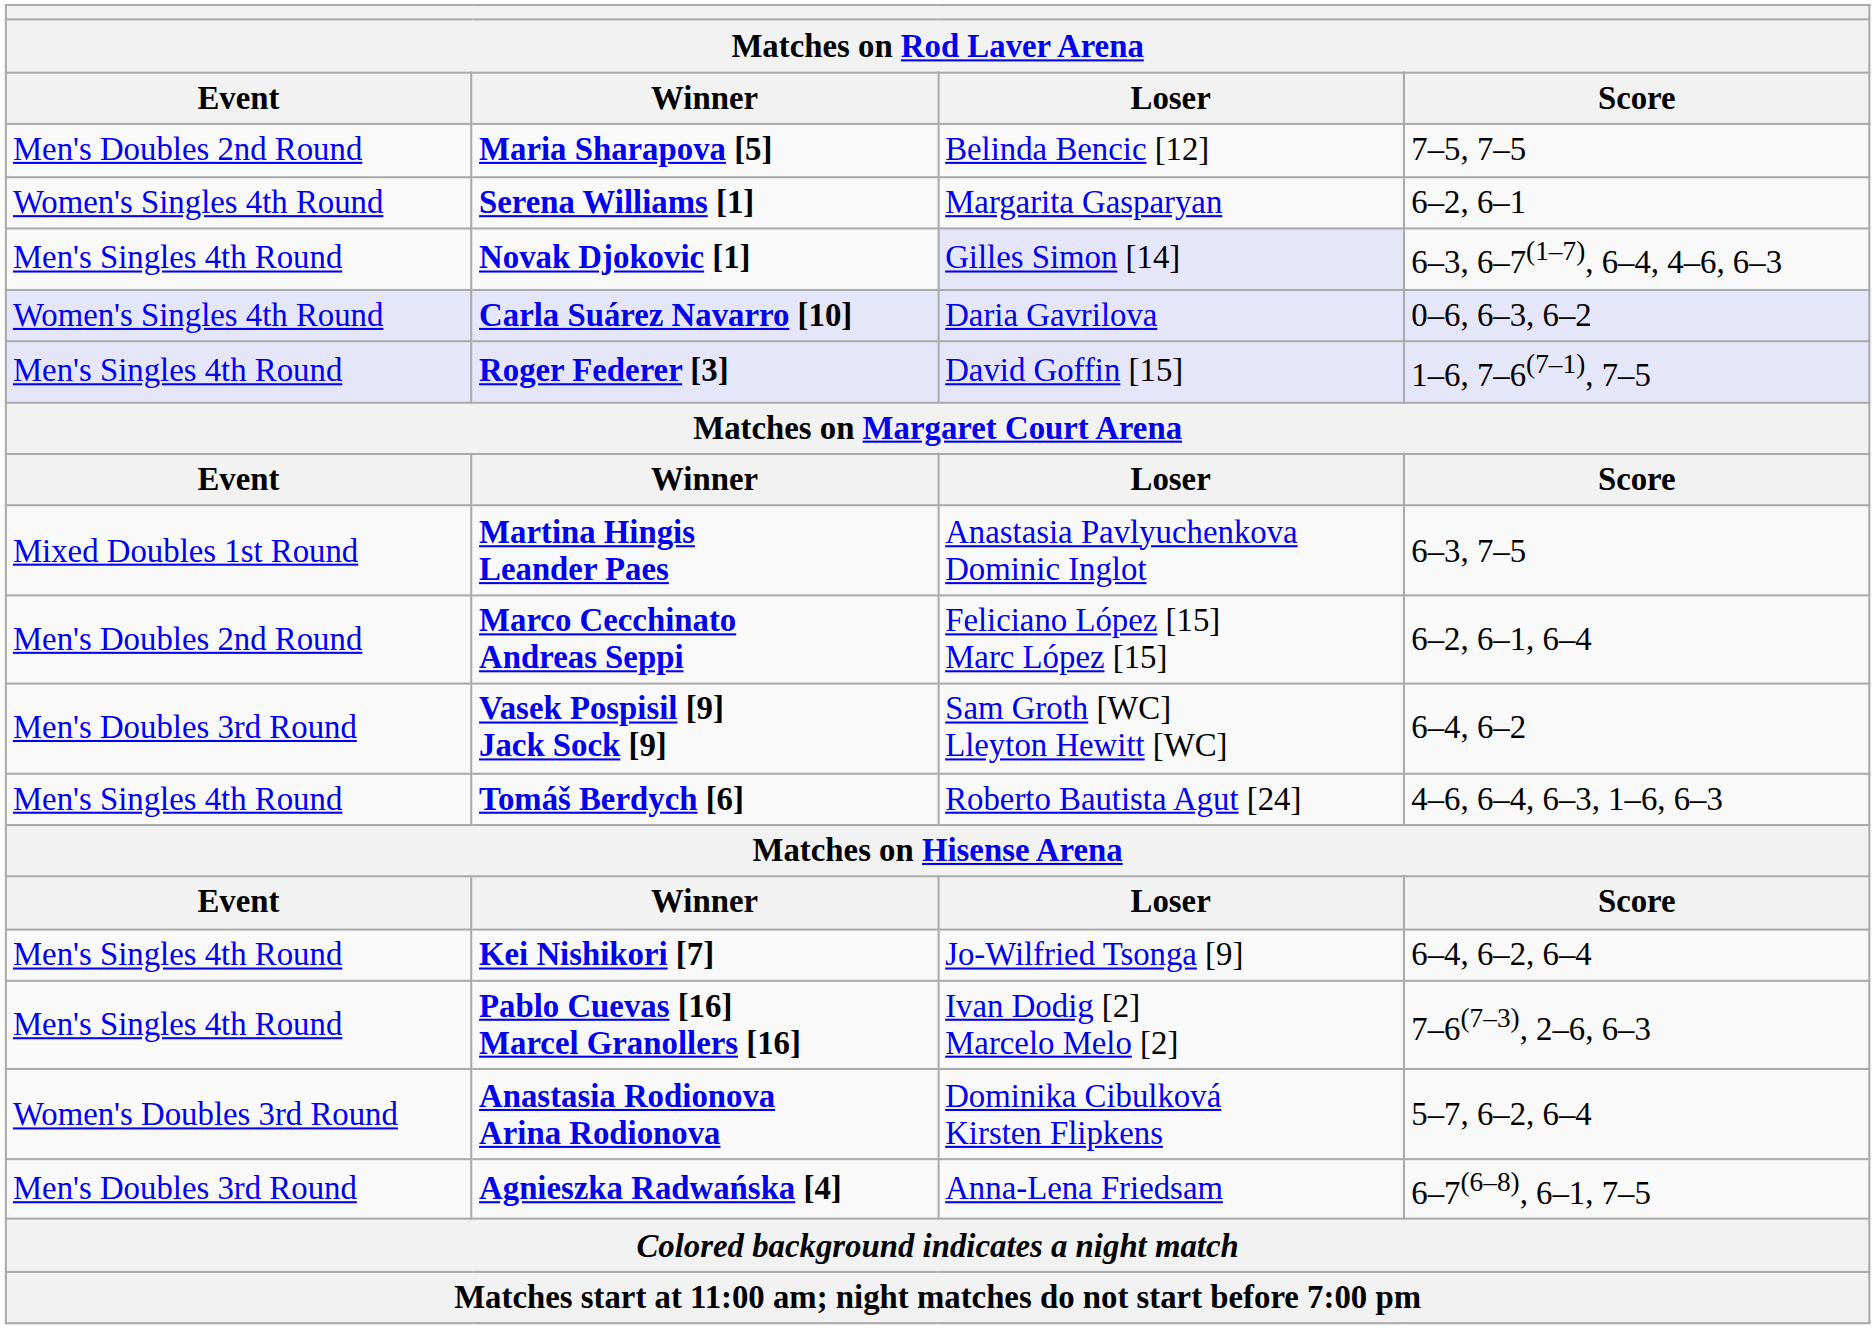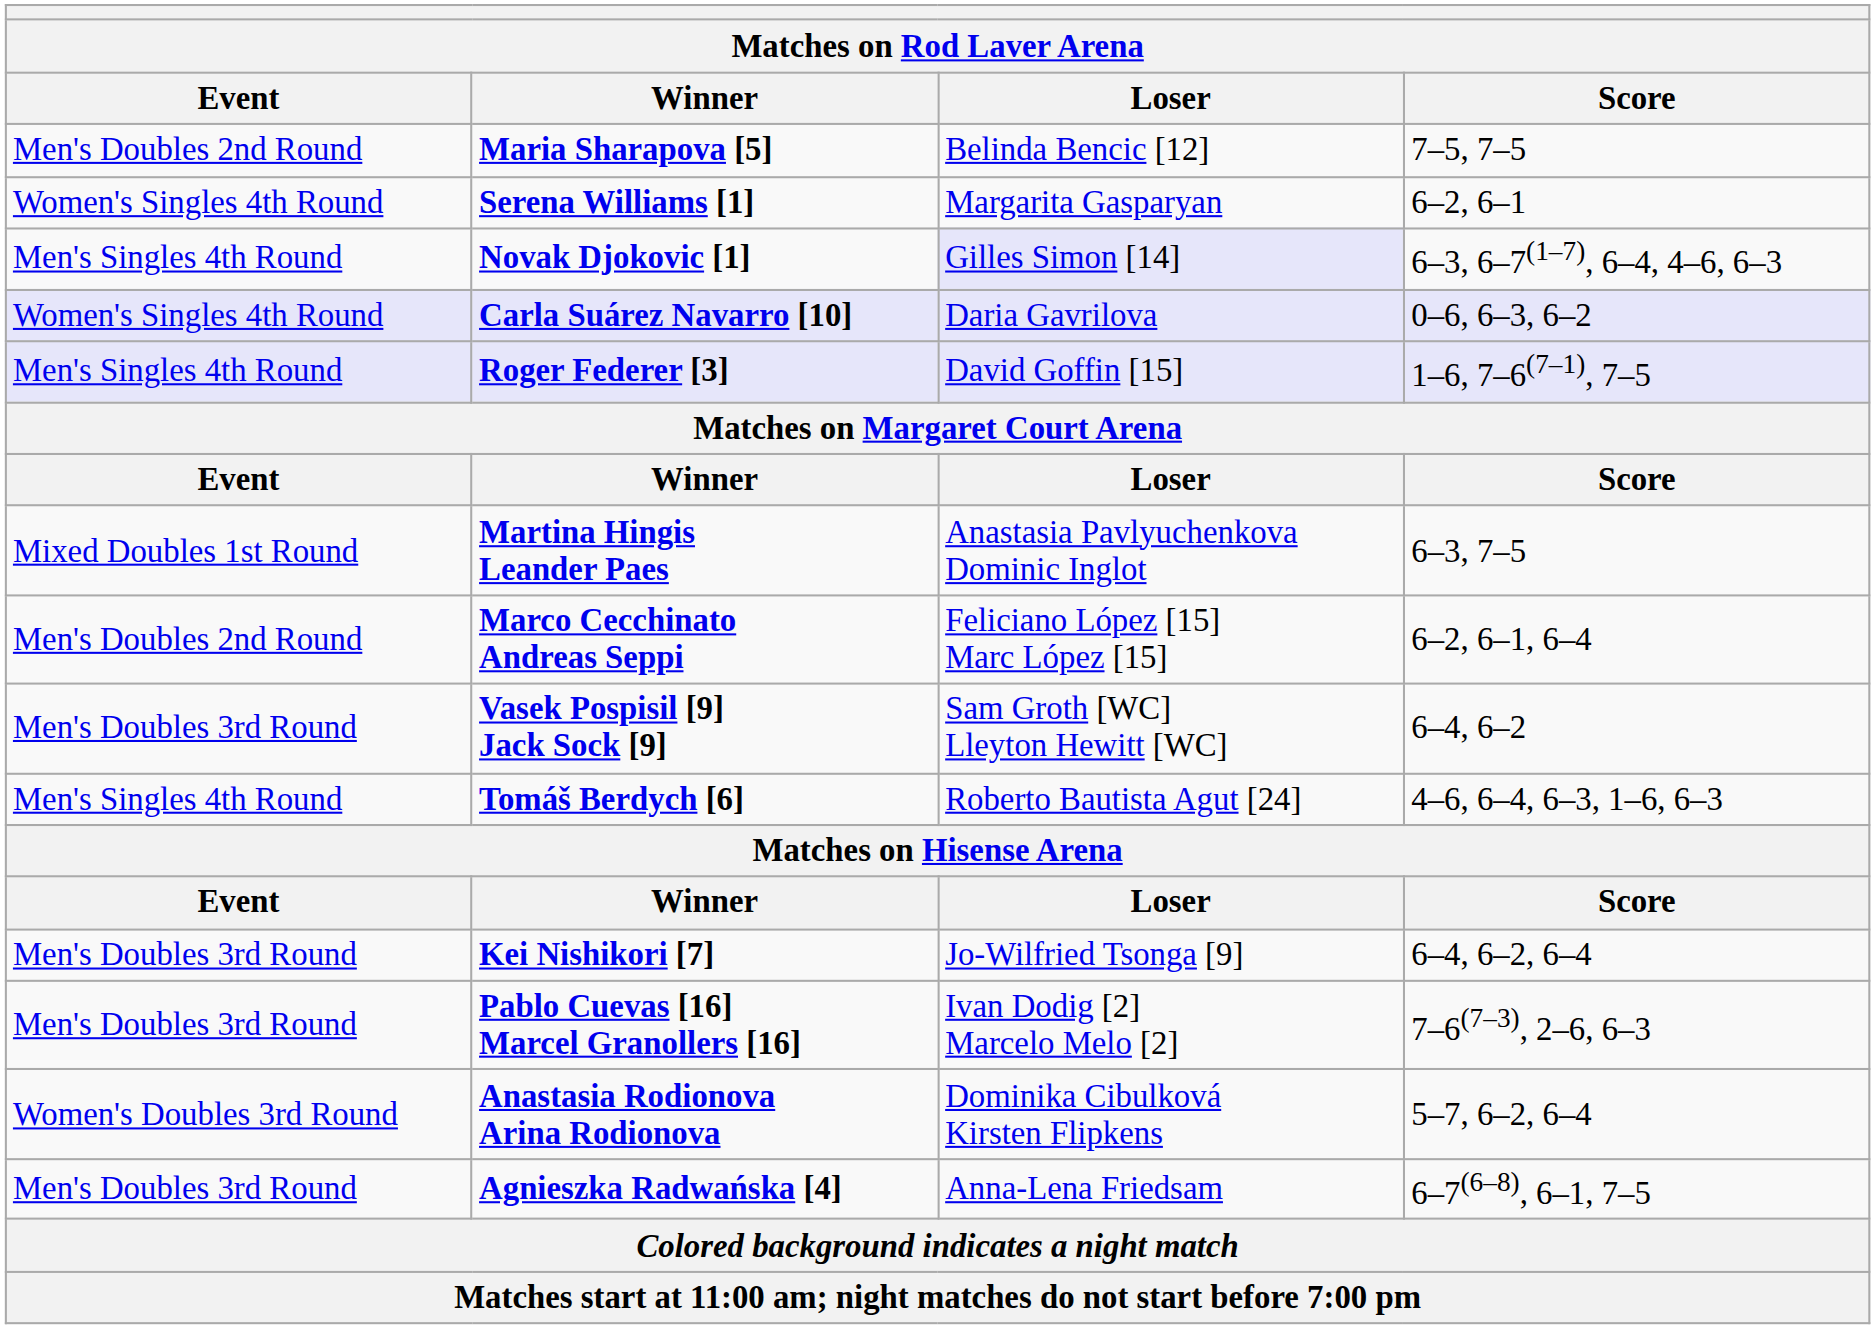(178, 954) Men's Singles 4th Round -> (185, 954) Men's Doubles 3rd Round
(178, 1024) Men's Singles 4th Round -> (185, 1024) Men's Doubles 3rd Round
